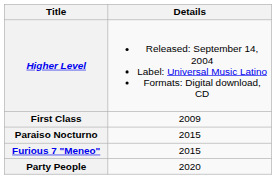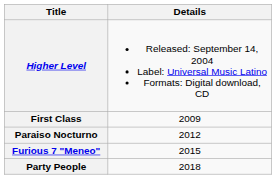(190, 135) 2015 -> (190, 135) 2012
(190, 166) 2020 -> (190, 166) 2018
